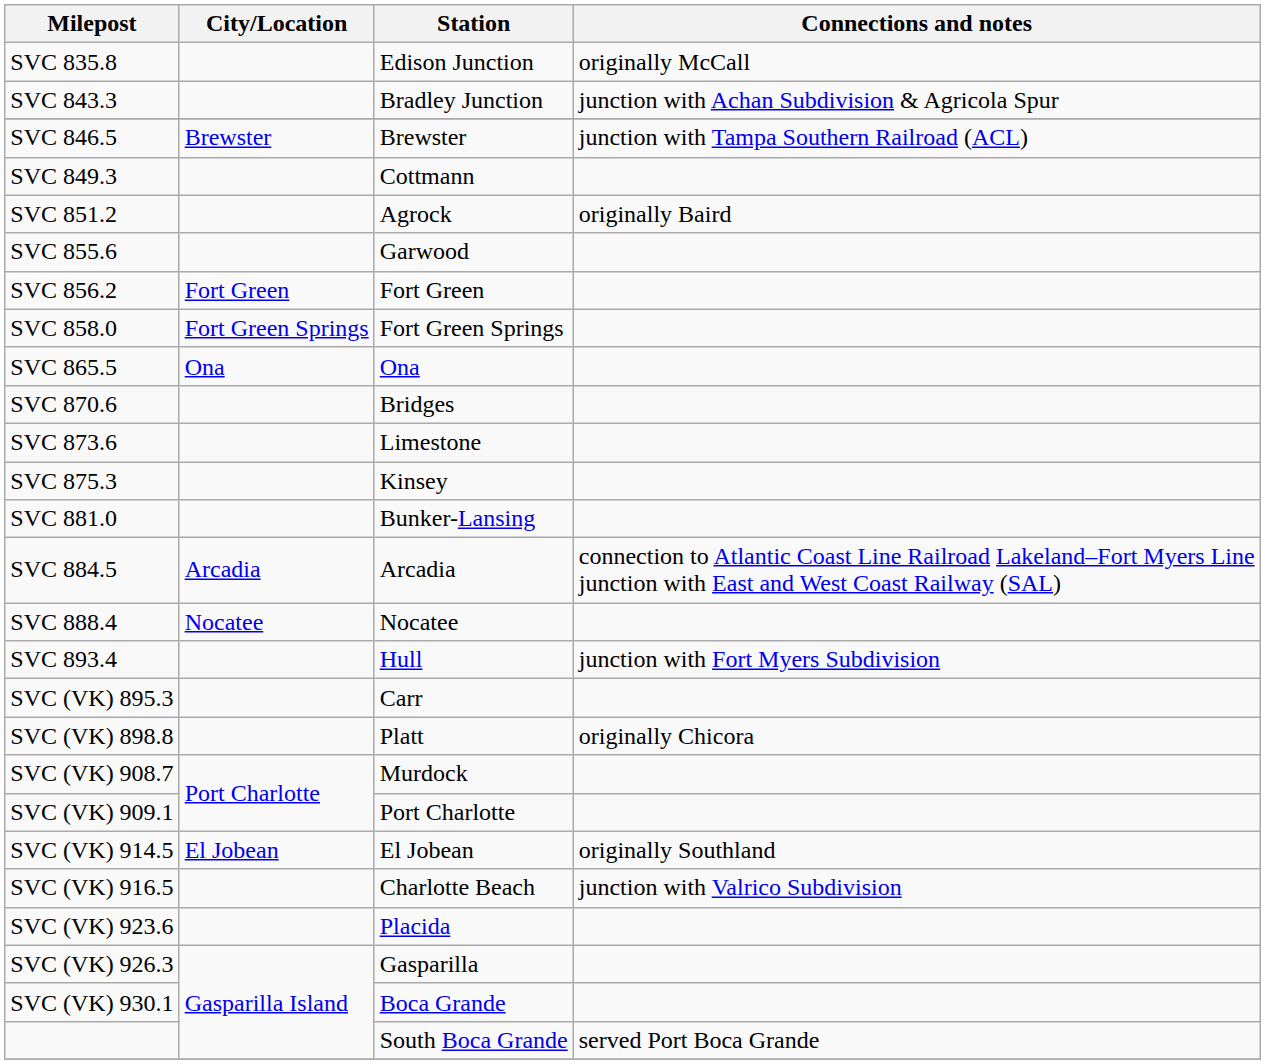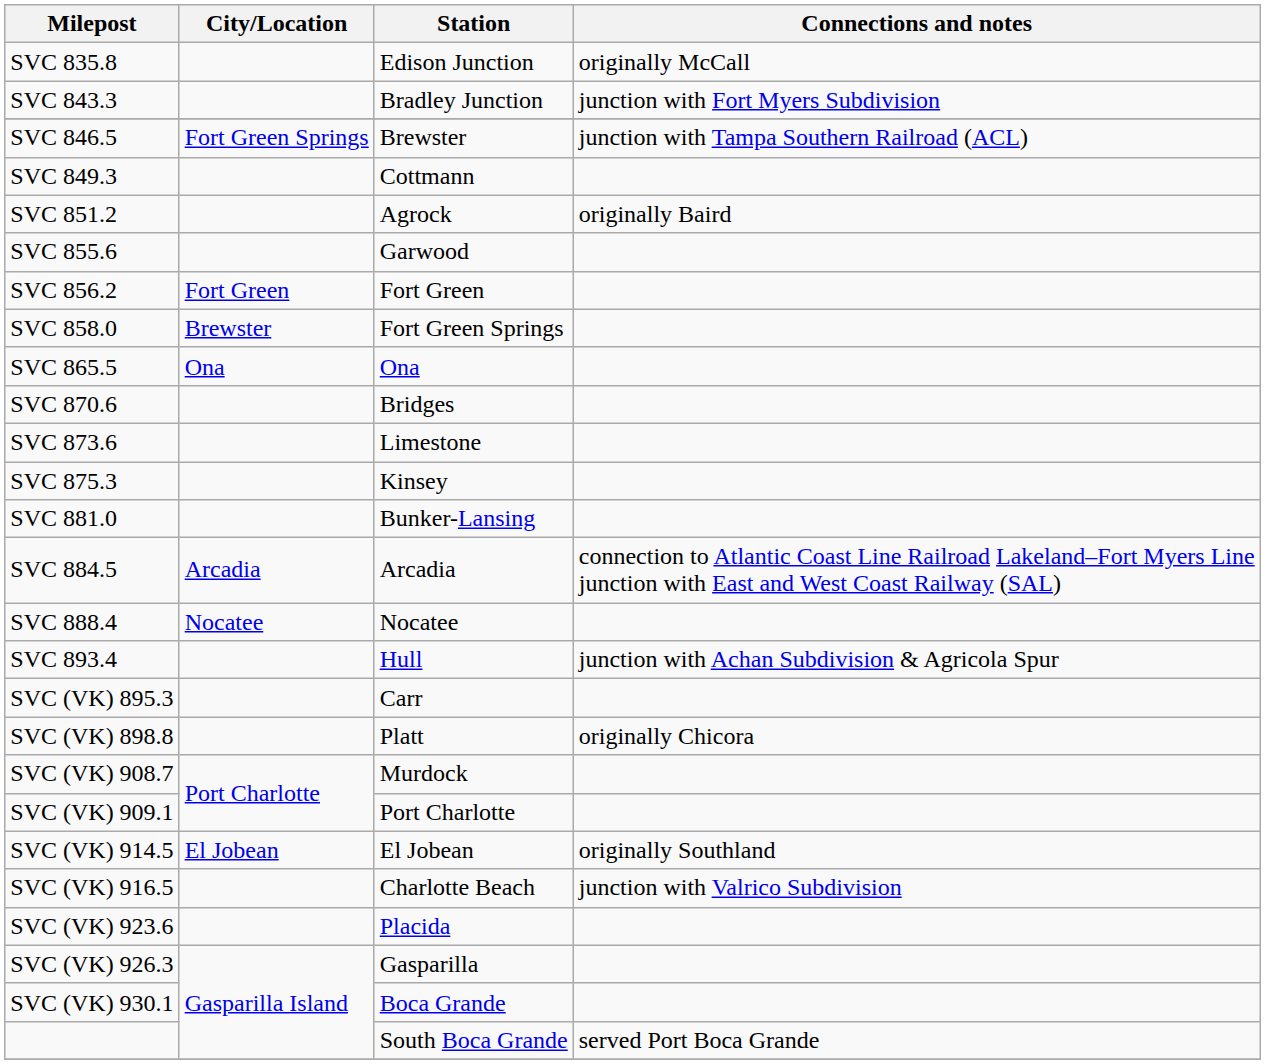(819, 99) junction with Achan Subdivision & Agricola Spur -> (759, 99) junction with Fort Myers Subdivision
(228, 137) Brewster -> (277, 137) Fort Green Springs
(277, 328) Fort Green Springs -> (228, 328) Brewster
(759, 659) junction with Fort Myers Subdivision -> (819, 659) junction with Achan Subdivision & Agricola Spur
